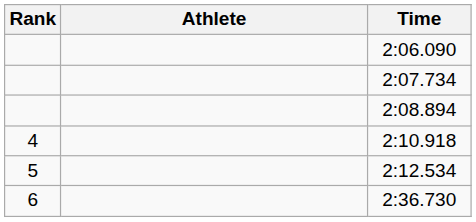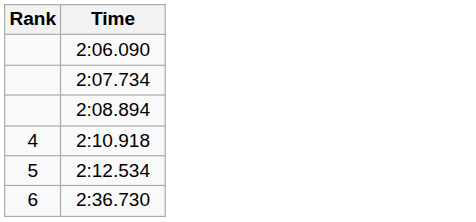- column: (214, 19)
